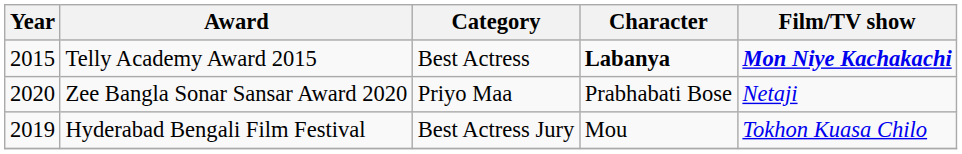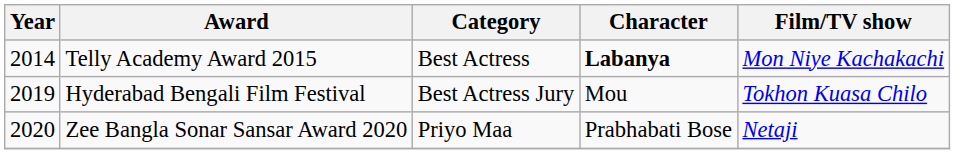(32, 58) 2015 -> (32, 58) 2014
(847, 58) bold -> (843, 58) normal
rows swapped: (215, 129) <-> (236, 93)
